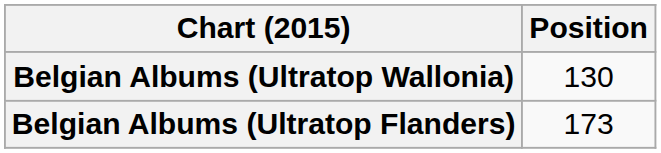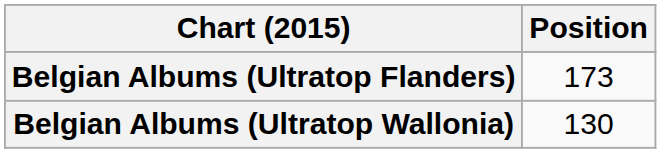rows swapped: (264, 123) <-> (264, 76)
